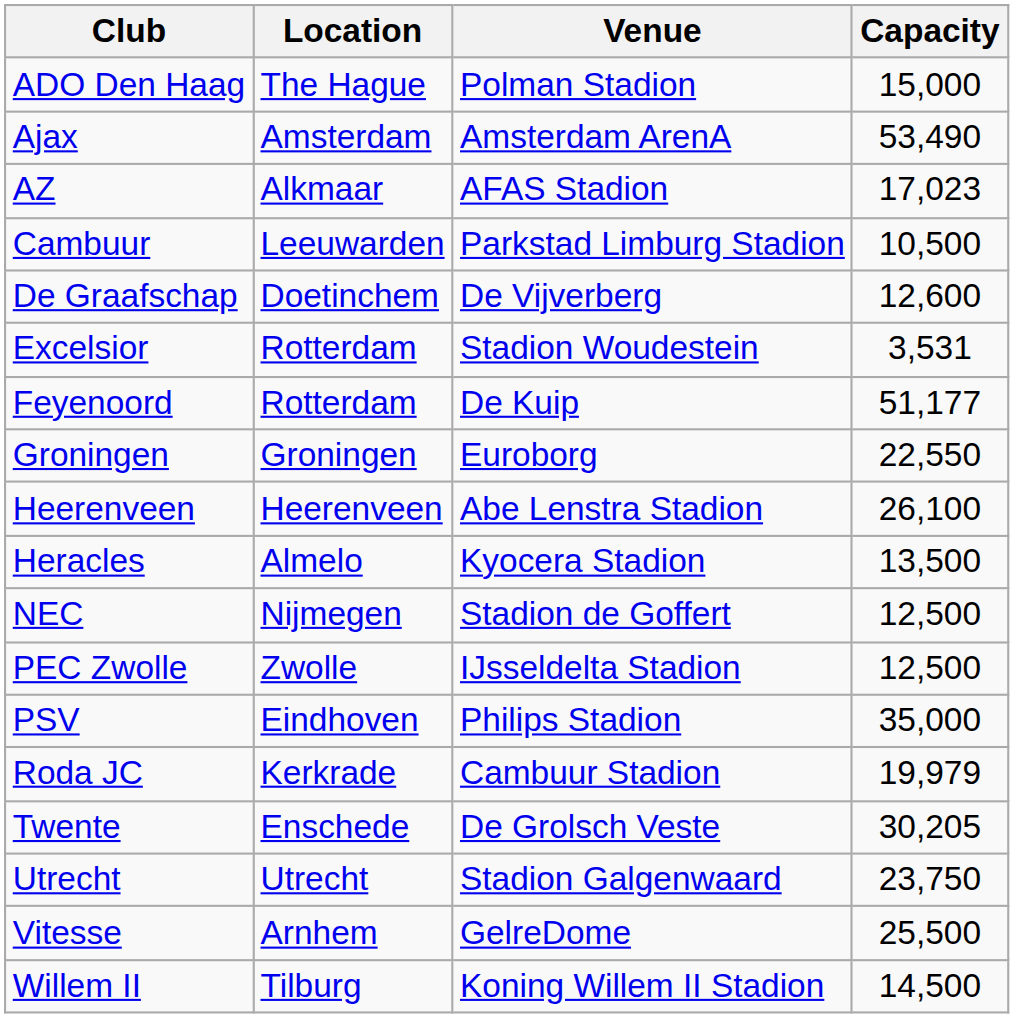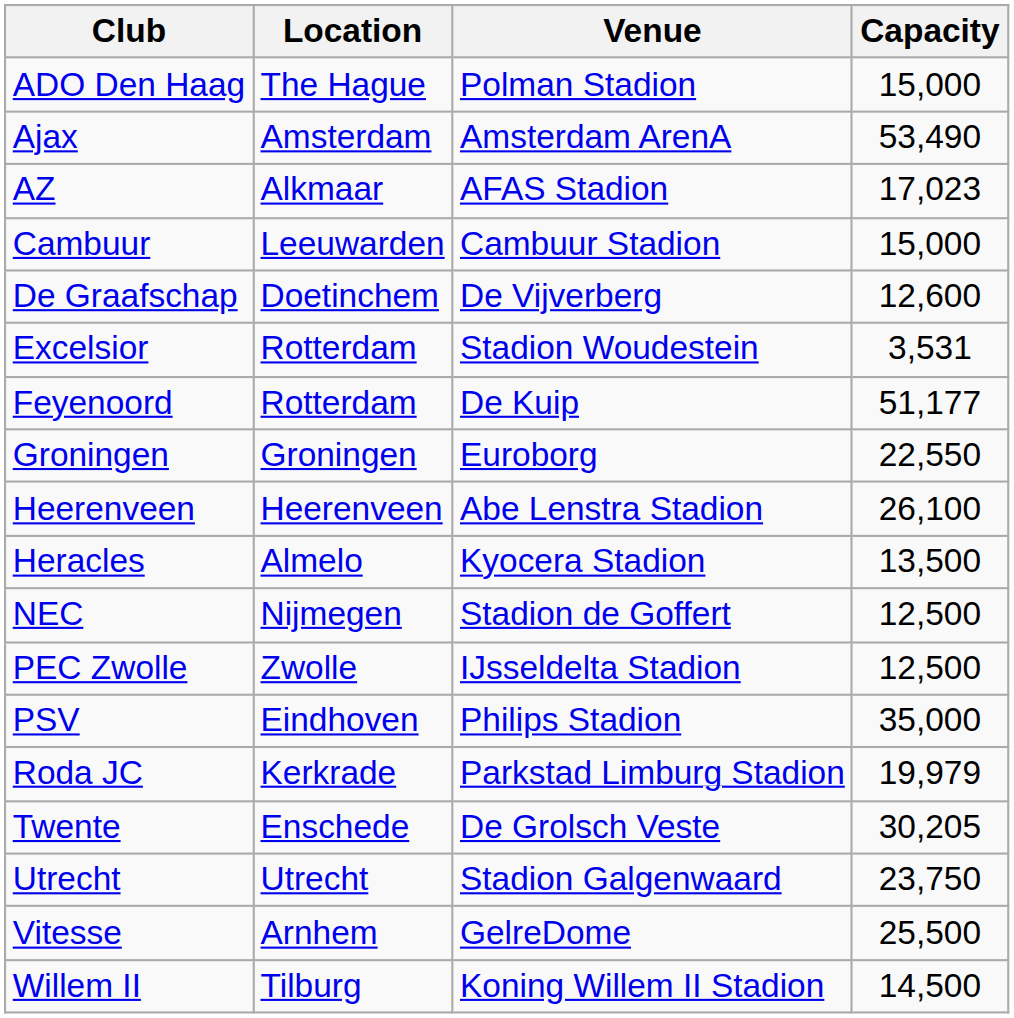(652, 243) Parkstad Limburg Stadion -> (590, 243) Cambuur Stadion
(930, 243) 10,500 -> (930, 243) 15,000
(590, 773) Cambuur Stadion -> (652, 773) Parkstad Limburg Stadion
